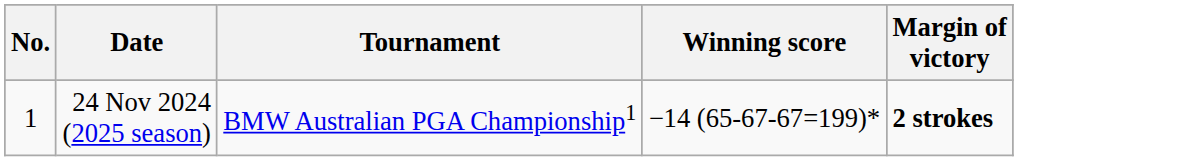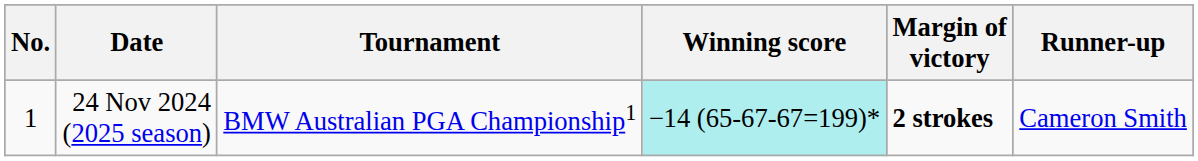+ column: (1103, 42)
(764, 117) no background -> (764, 117) paleturquoise background
